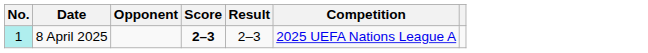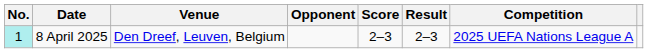+ column: (199, 15)
(203, 36) bold -> (380, 36) normal
